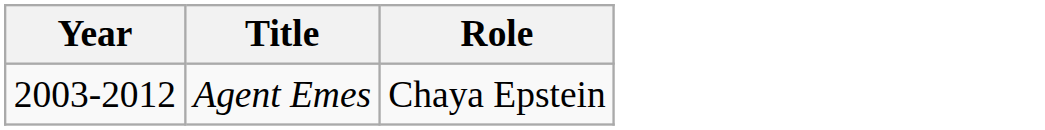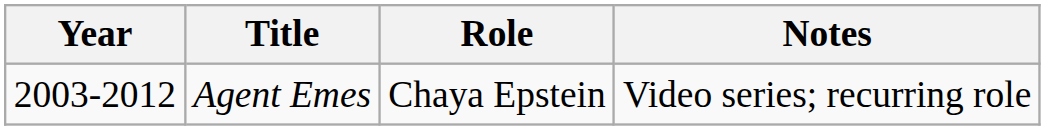+ column: (827, 34)
